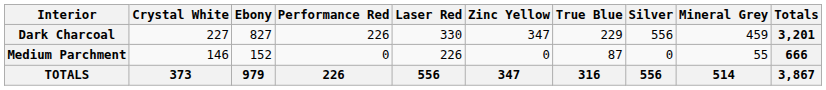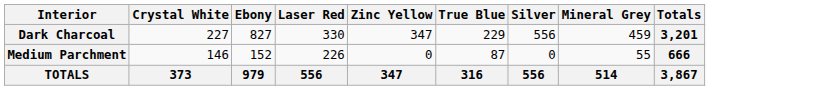- column: (334, 15)
